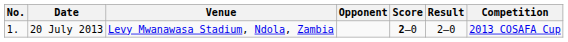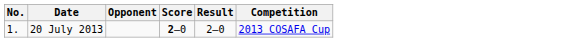- column: (221, 13)
